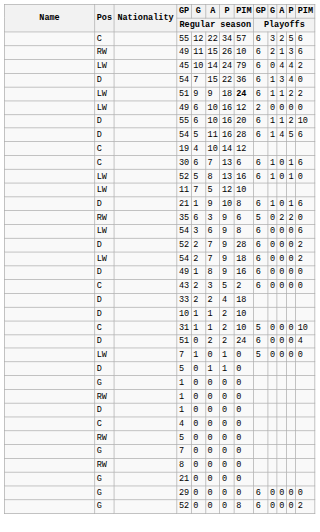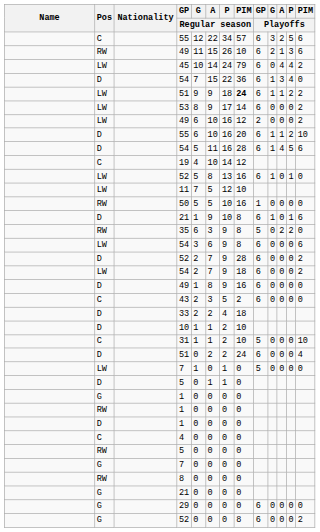+ row: (102, 108)
(300, 108) 0 -> (300, 122) 2
- row: (99, 163)
+ row: (102, 204)
(239, 218) 6 -> (239, 232) 8
